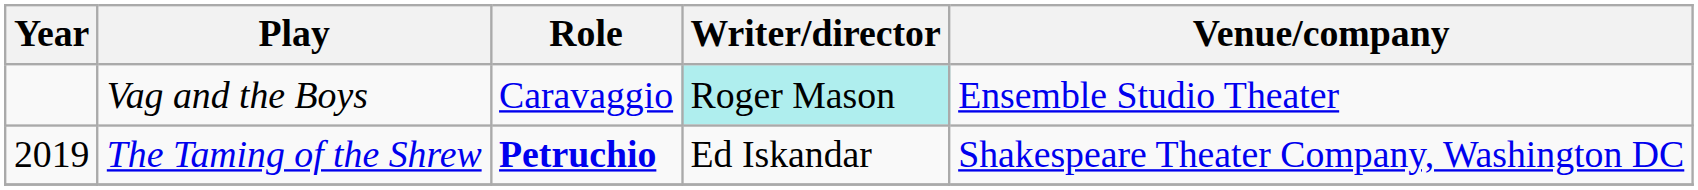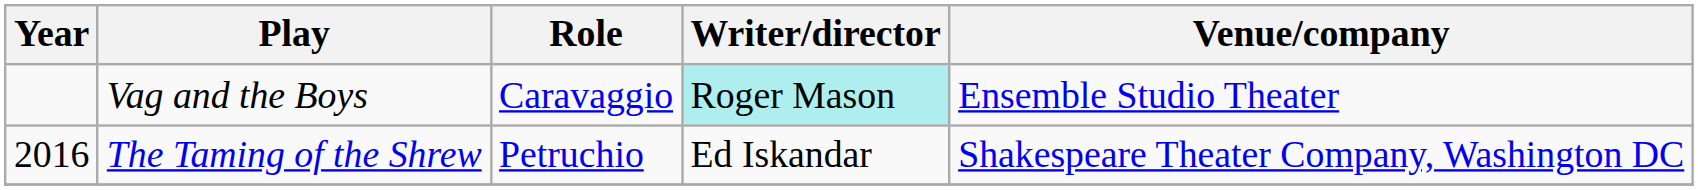(52, 154) 2019 -> (52, 154) 2016
(578, 154) bold -> (571, 154) normal
